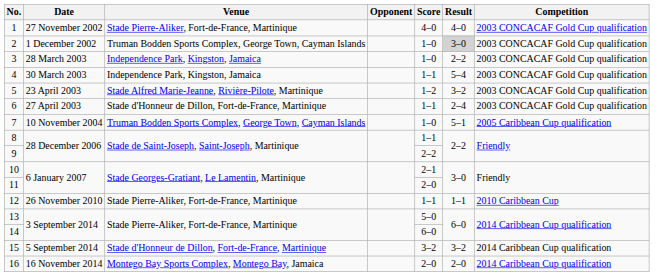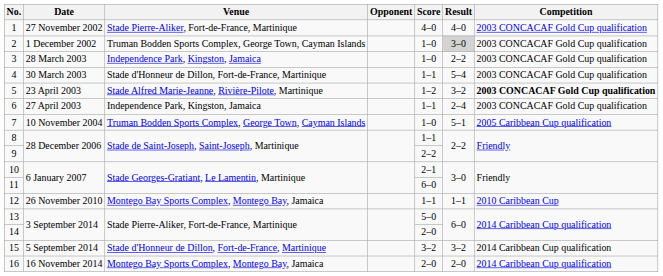(184, 75) Independence Park, Kingston, Jamaica -> (217, 75) Stade d'Honneur de Dillon, Fort-de-France, Martinique
(562, 91) normal -> (566, 91) bold
(217, 106) Stade d'Honneur de Dillon, Fort-de-France, Martinique -> (184, 106) Independence Park, Kingston, Jamaica
(429, 185) 2–0 -> (429, 185) 6–0
(202, 201) Stade Pierre-Aliker, Fort-de-France, Martinique -> (215, 201) Montego Bay Sports Complex, Montego Bay, Jamaica
(429, 232) 6–0 -> (429, 232) 2–0
